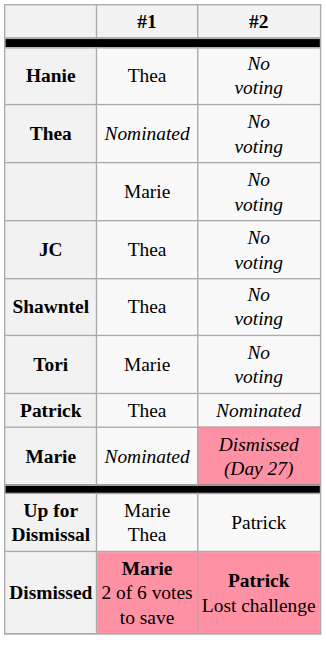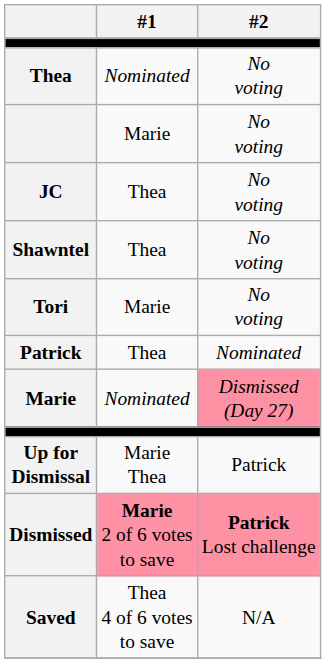- row: (51, 76)
+ row: (51, 617)
